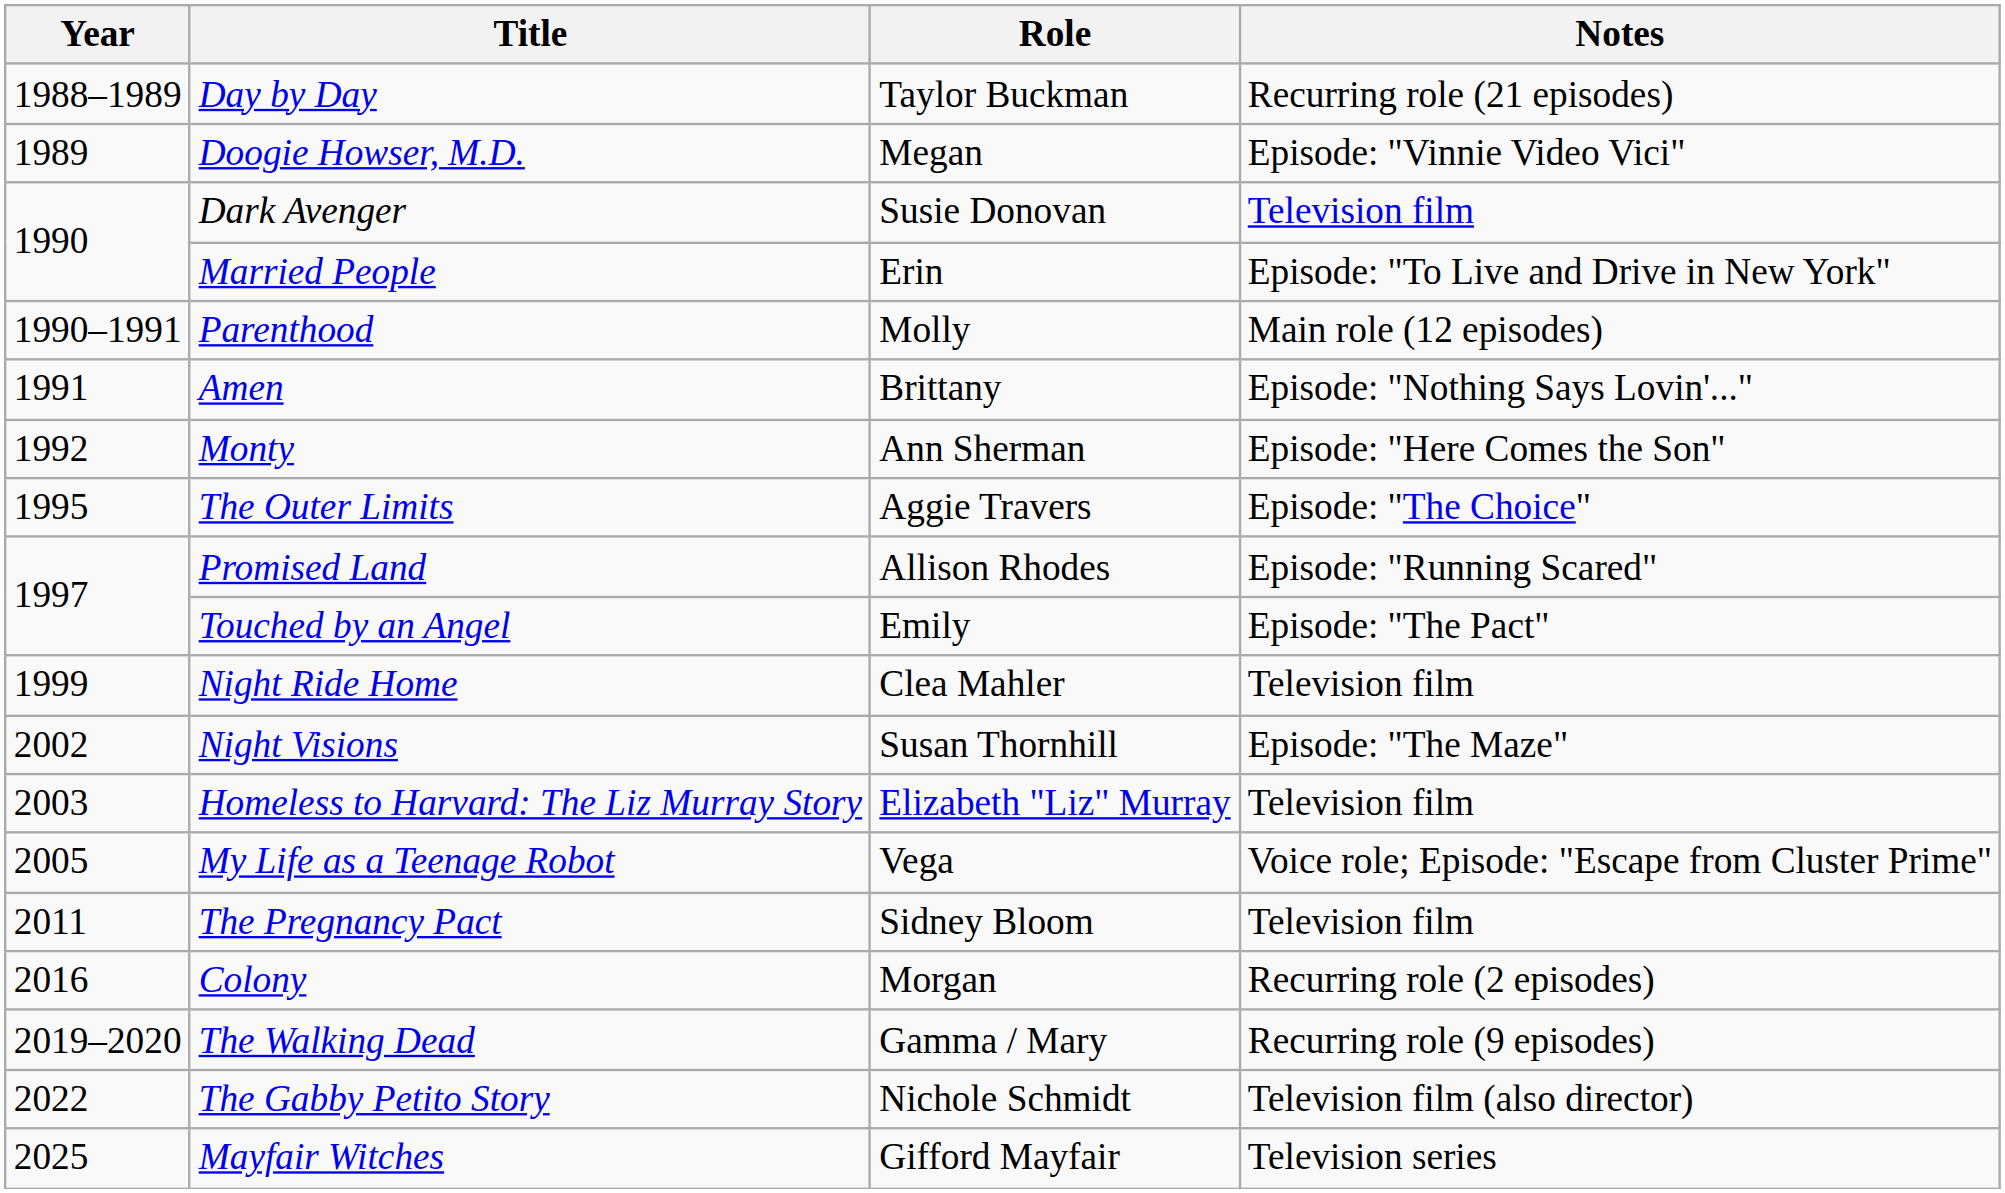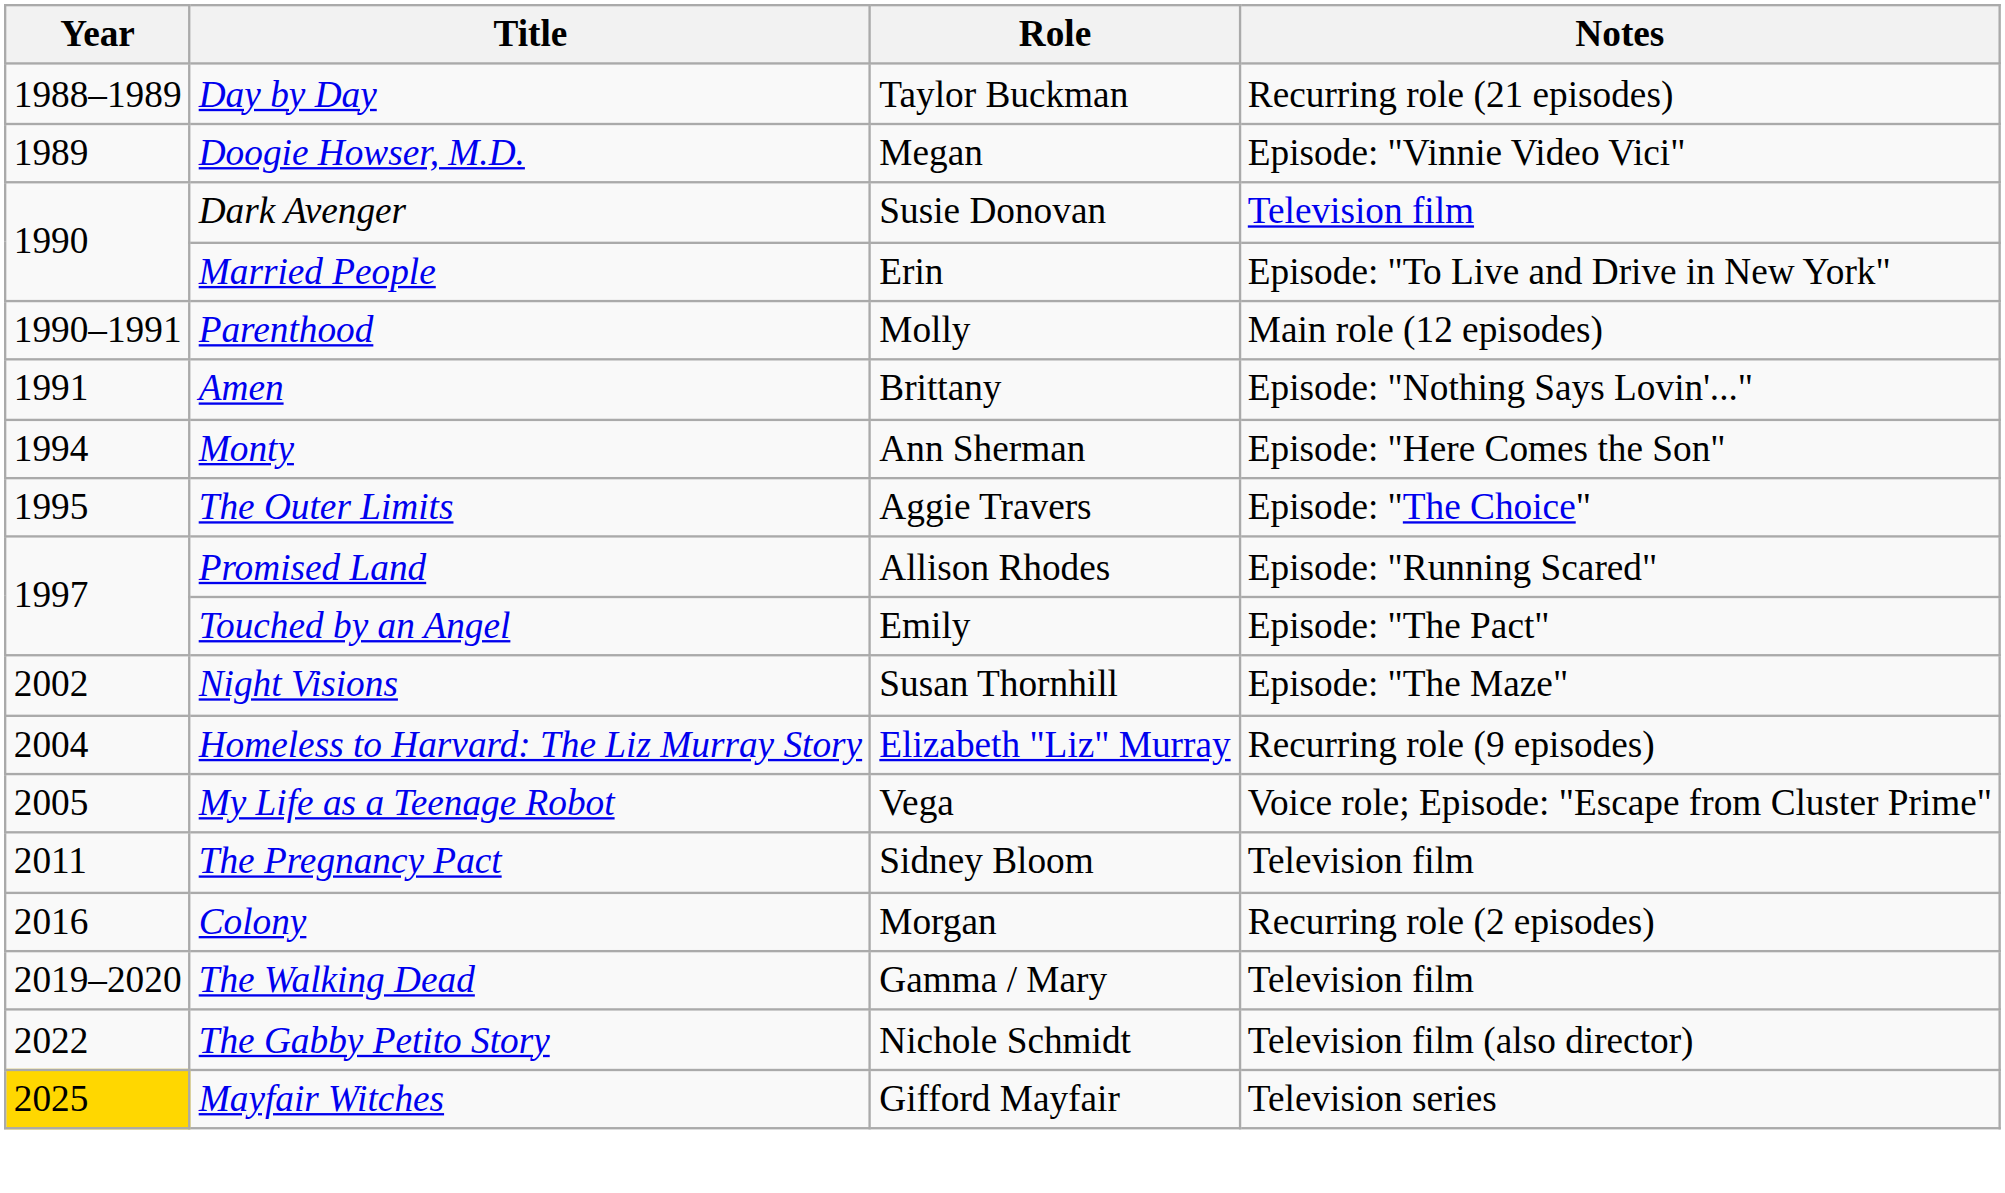(51, 447) 1992 -> (51, 447) 1994
- row: (328, 684)
(51, 802) 2003 -> (51, 743) 2004
(1361, 802) Television film -> (1451, 743) Recurring role (9 episodes)
(1451, 1039) Recurring role (9 episodes) -> (1361, 980) Television film
(51, 1157) no background -> (51, 1098) gold background
